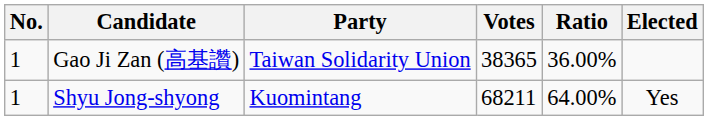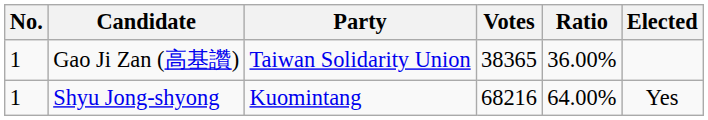(509, 97) 68211 -> (509, 97) 68216
